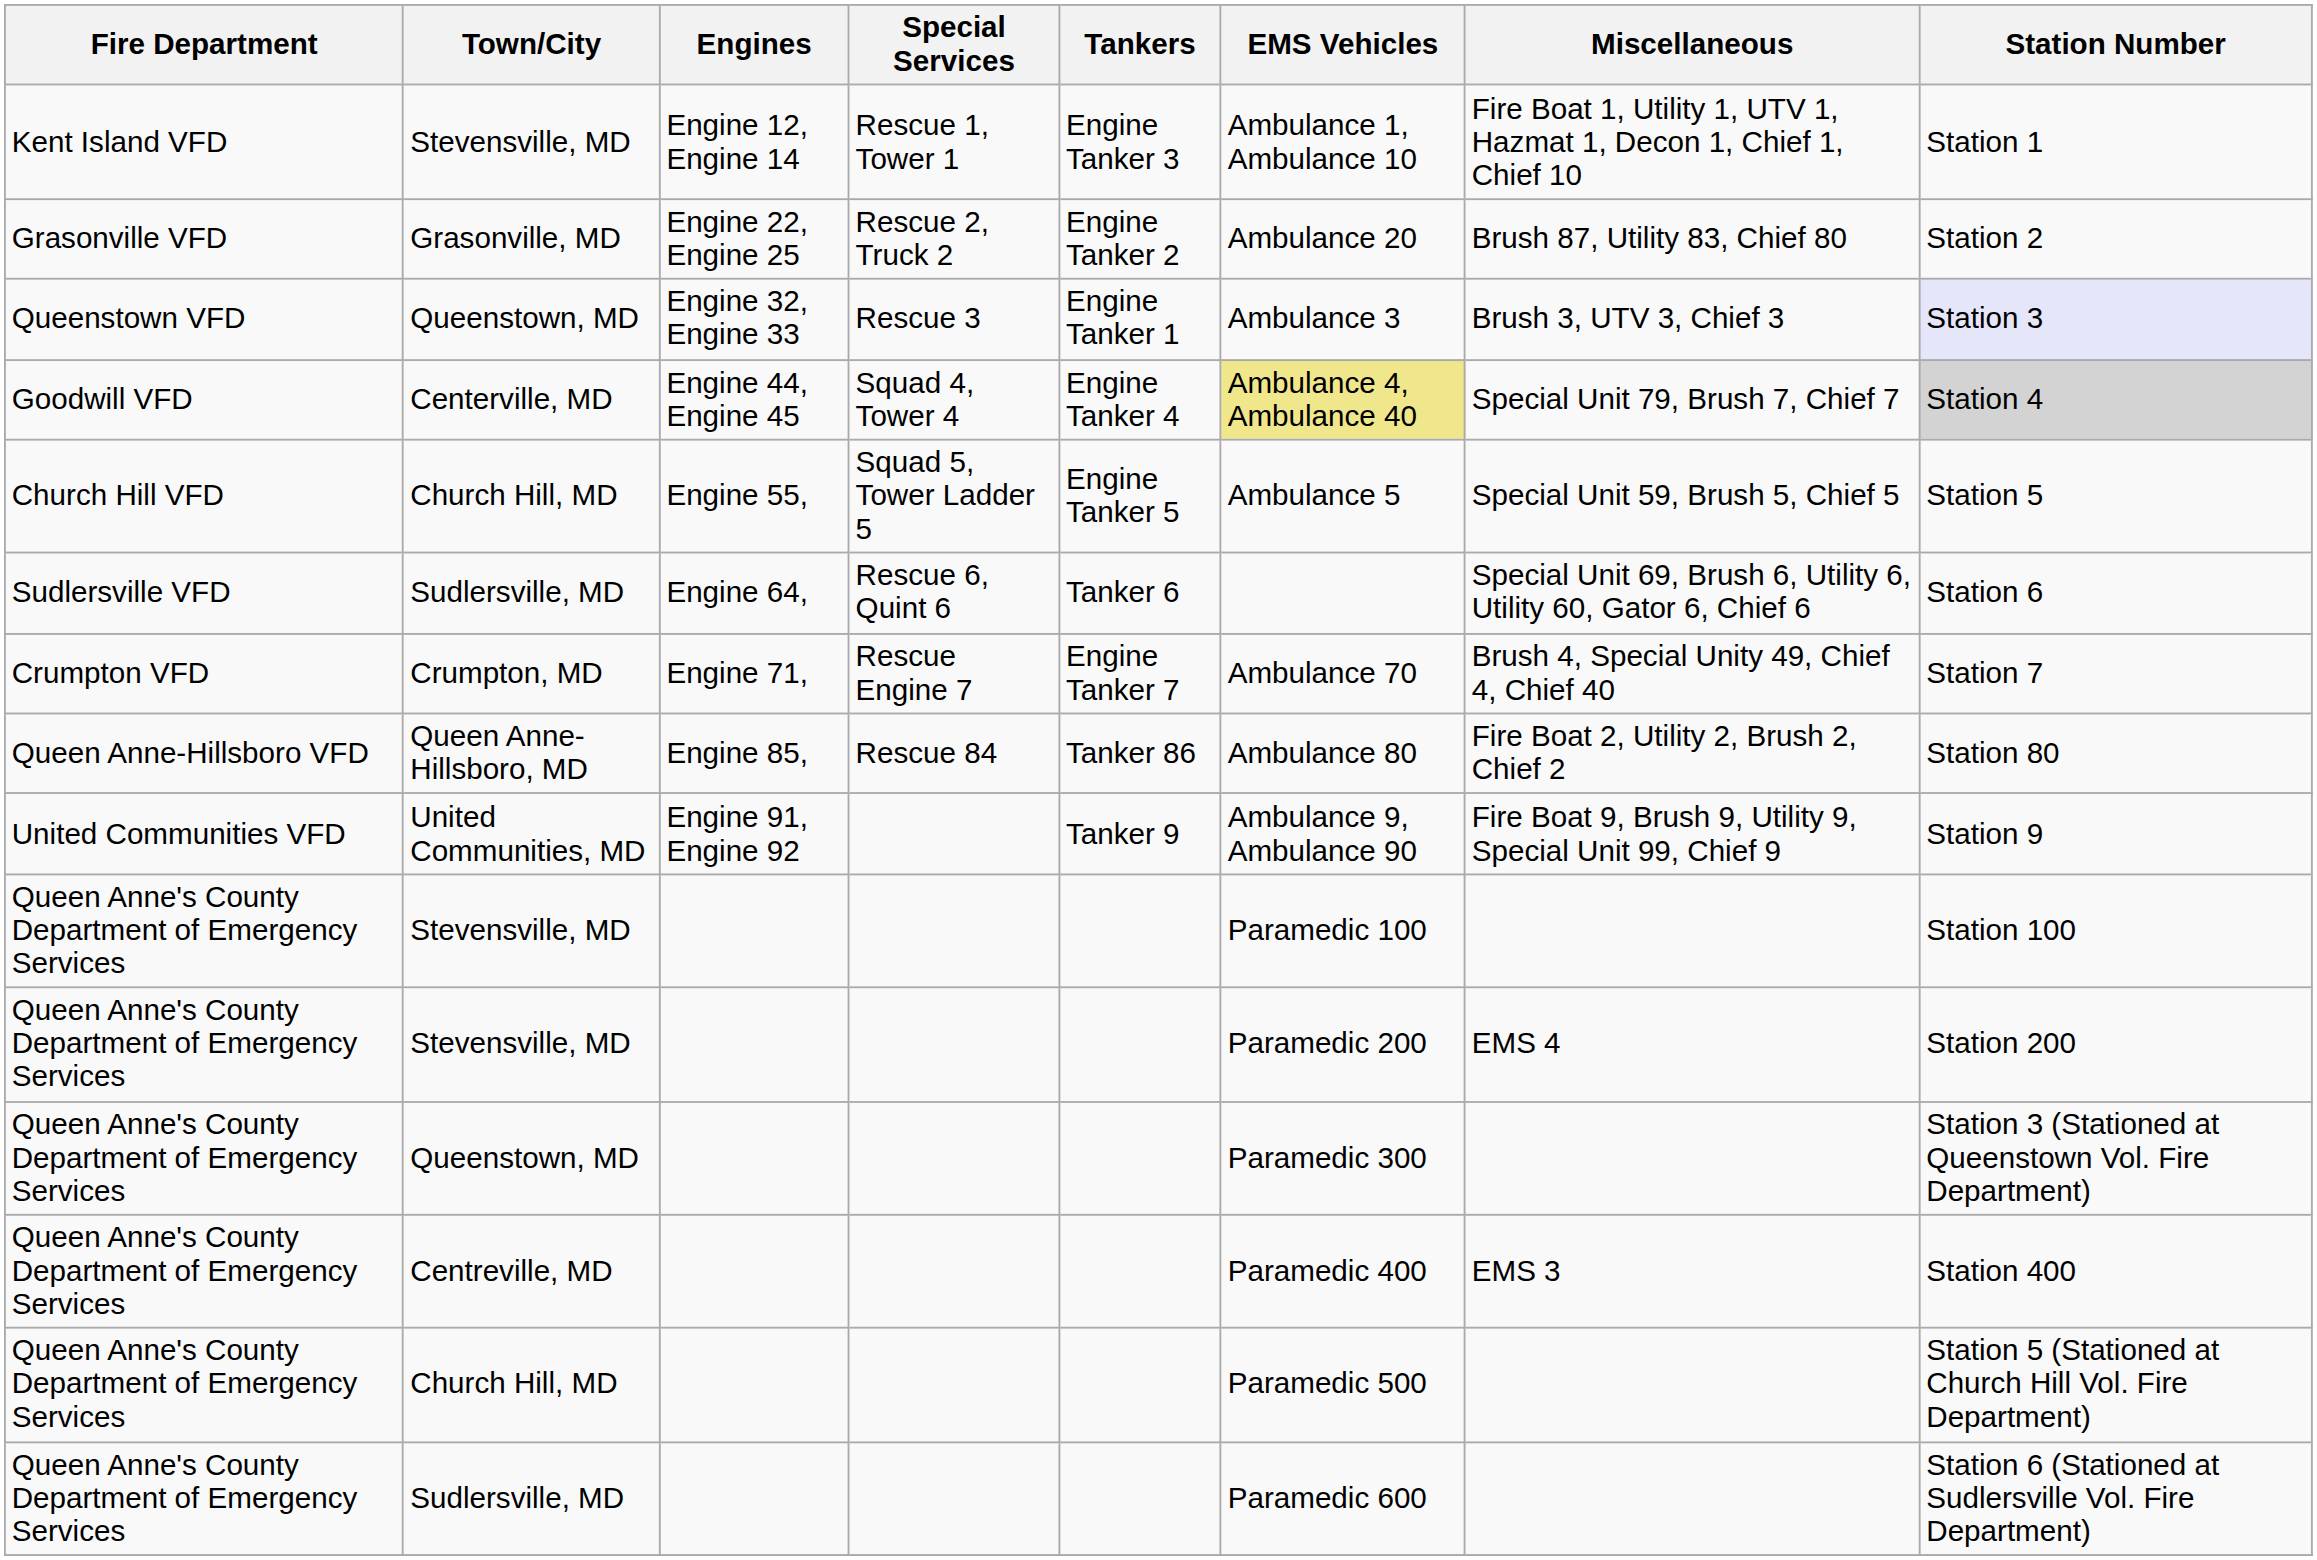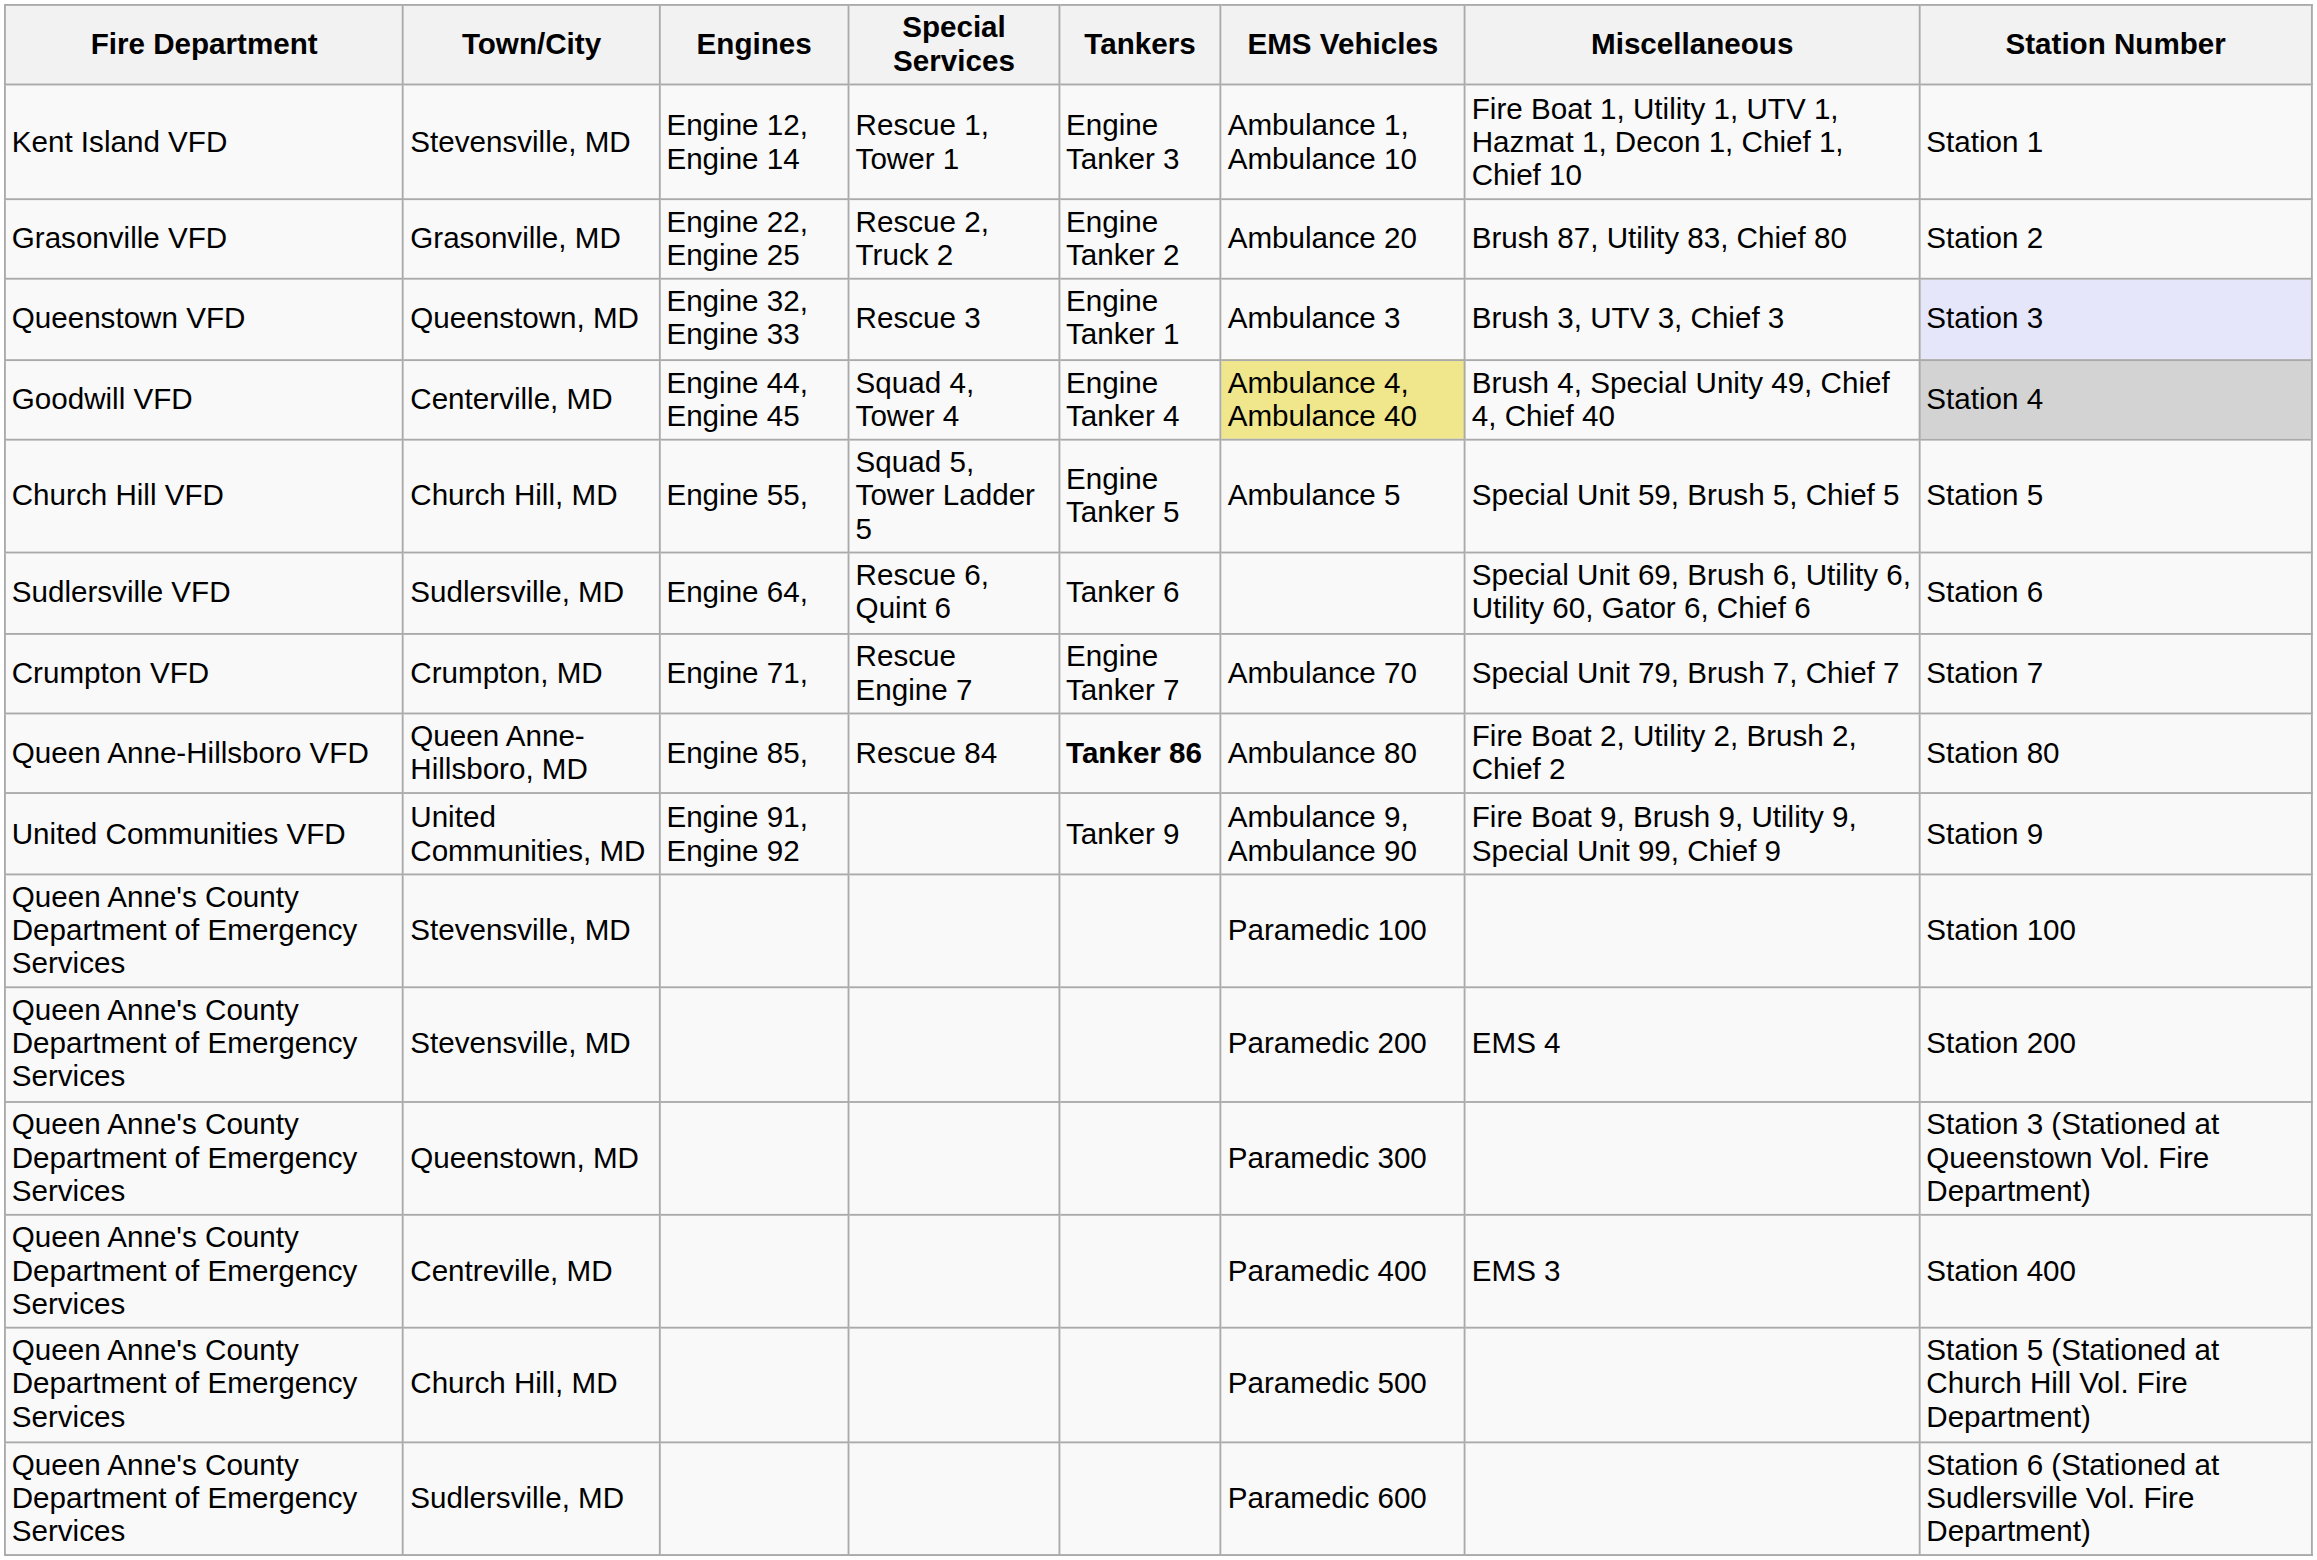(1686, 398) Special Unit 79, Brush 7, Chief 7 -> (1681, 398) Brush 4, Special Unity 49, Chief 4, Chief 40
(1681, 672) Brush 4, Special Unity 49, Chief 4, Chief 40 -> (1686, 672) Special Unit 79, Brush 7, Chief 7
(1131, 753) normal -> (1134, 753) bold
